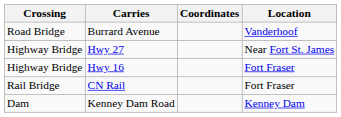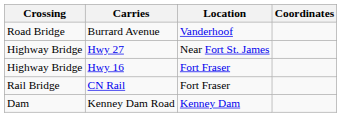columns swapped: (289, 13) <-> (210, 13)
